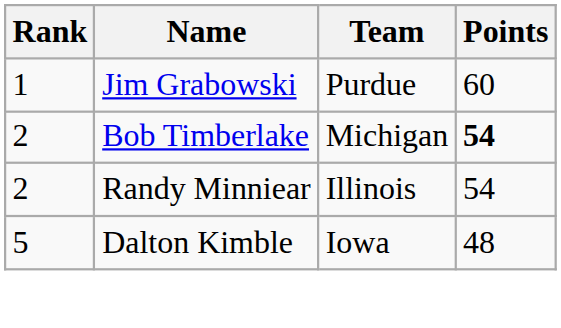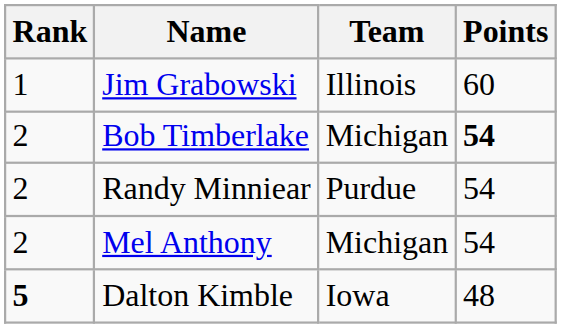(371, 83) Purdue -> (371, 83) Illinois
(371, 189) Illinois -> (371, 189) Purdue
+ row: (187, 242)
(21, 242) normal -> (21, 294) bold
